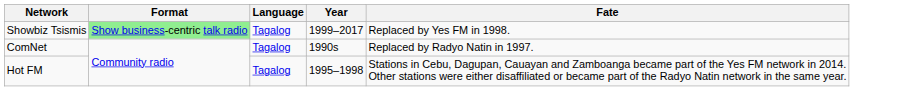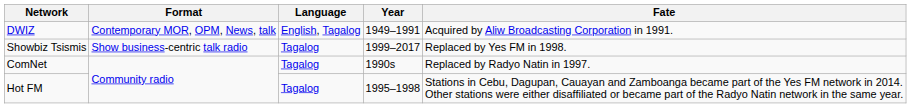+ row: (21, 30)
(169, 30) lightgreen background -> (169, 47) no background
